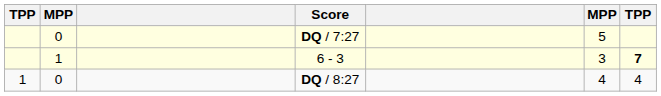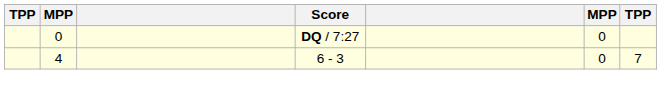(602, 36) 5 -> (602, 36) 0
(58, 58) 1 -> (58, 58) 4
(602, 58) 3 -> (602, 58) 0
(638, 58) bold -> (638, 58) normal
- row: (330, 79)
